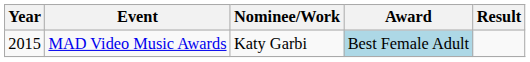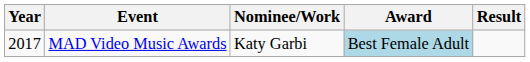(25, 43) 2015 -> (25, 43) 2017
